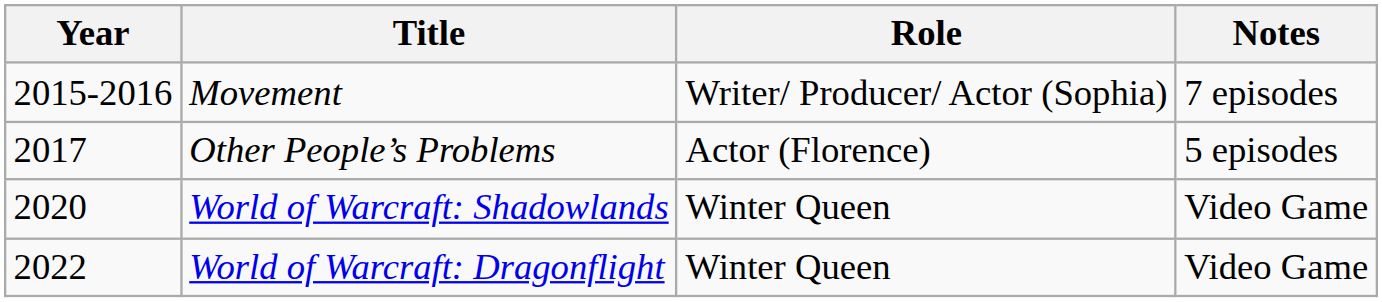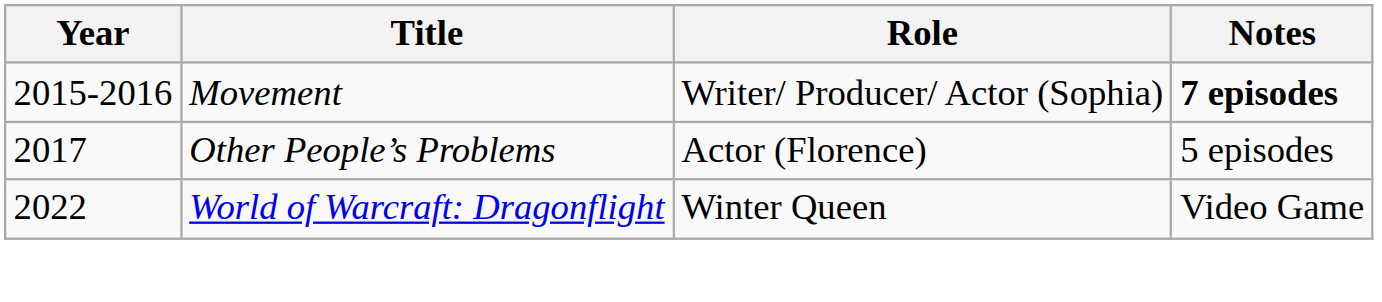(1261, 91) normal -> (1259, 91) bold
- row: (429, 207)
